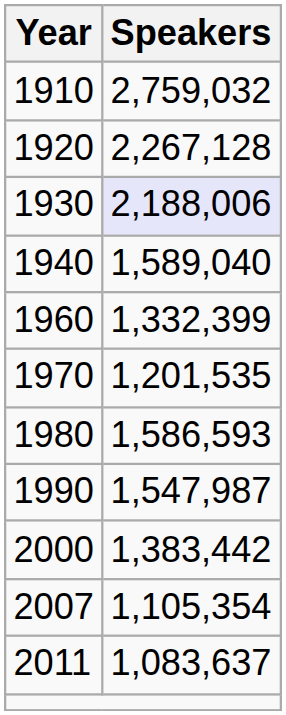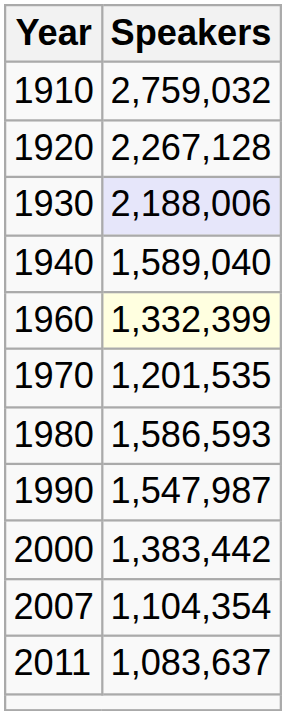(191, 319) no background -> (191, 319) lightyellow background
(191, 606) 1,105,354 -> (191, 606) 1,104,354
